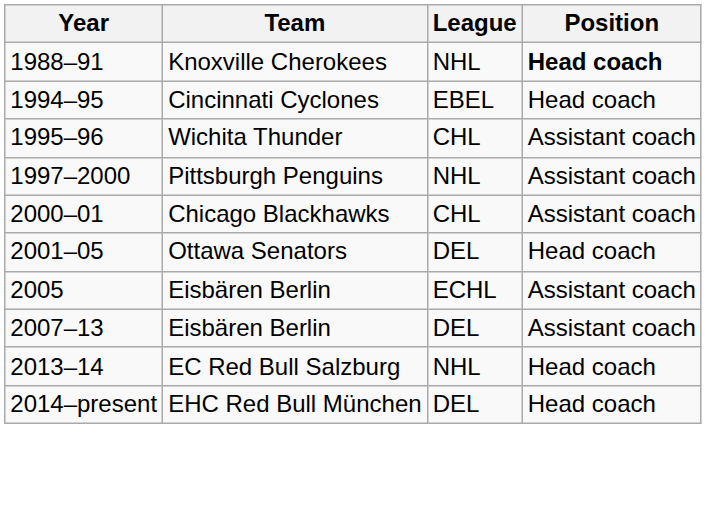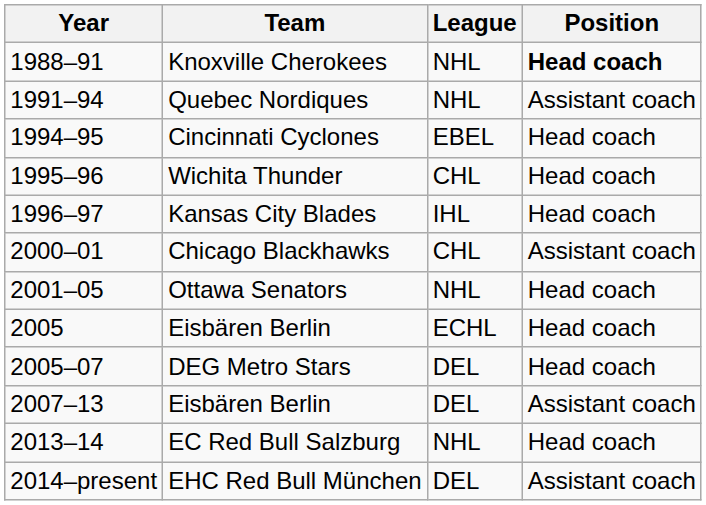+ row: (57, 99)
(612, 137) Assistant coach -> (592, 175) Head coach
+ row: (57, 213)
- row: (70, 175)
(456, 251) DEL -> (457, 289) NHL
(612, 289) Assistant coach -> (592, 328) Head coach
+ row: (57, 366)
(592, 404) Head coach -> (612, 480) Assistant coach
